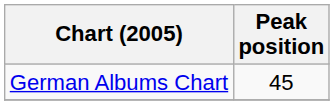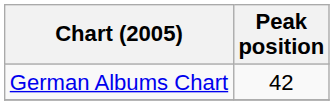(281, 81) 45 -> (281, 81) 42
